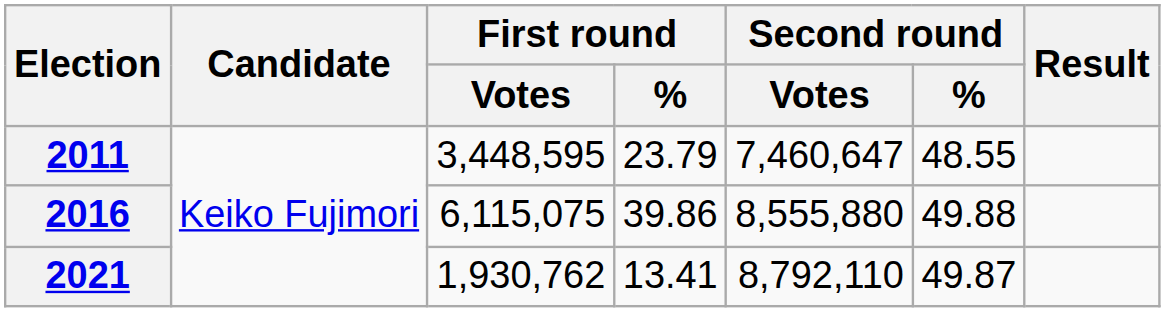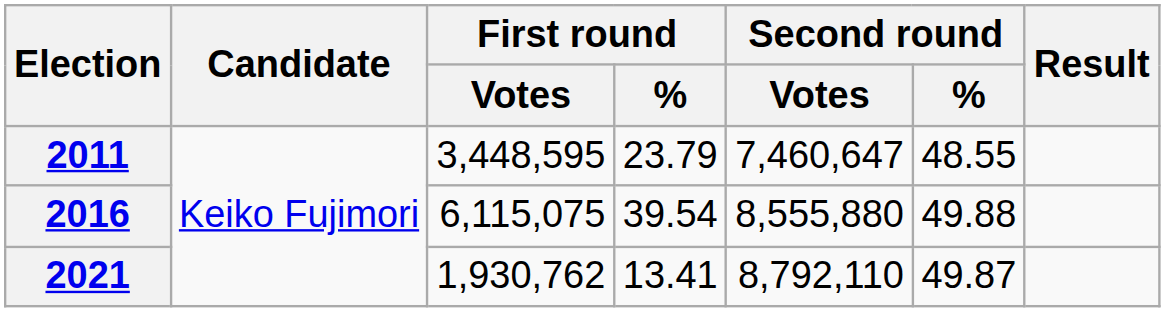(670, 214) 39.86 -> (670, 214) 39.54
